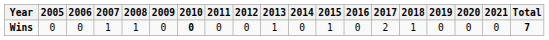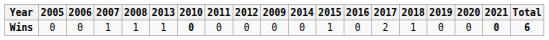columns swapped: (163, 12) <-> (274, 12)
(496, 28) normal -> (496, 28) bold
(527, 28) 7 -> (527, 28) 6
